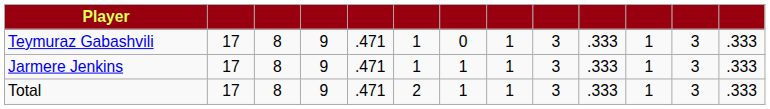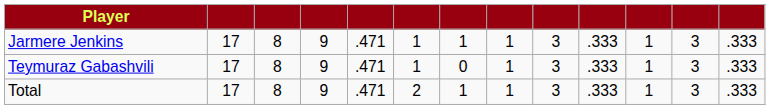rows swapped: (81, 41) <-> (66, 66)
